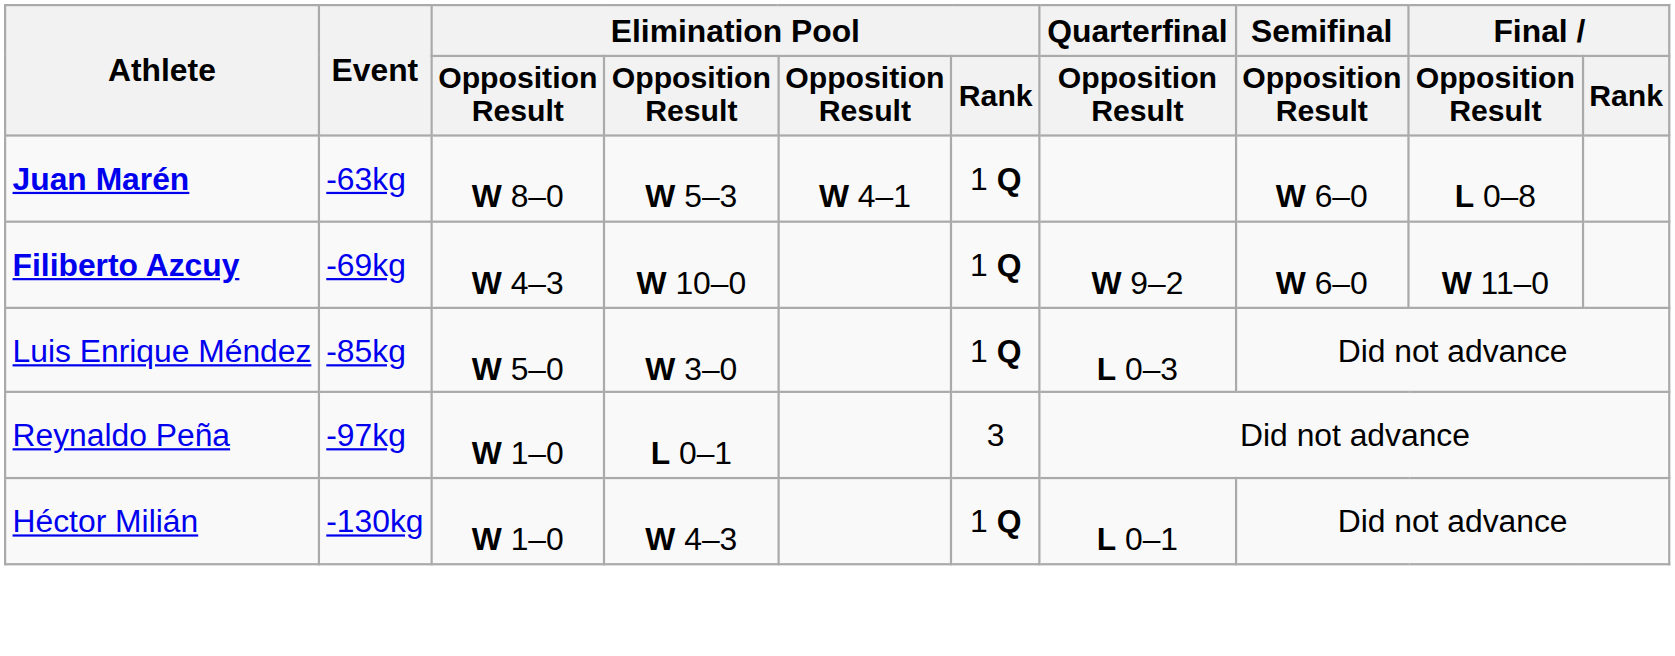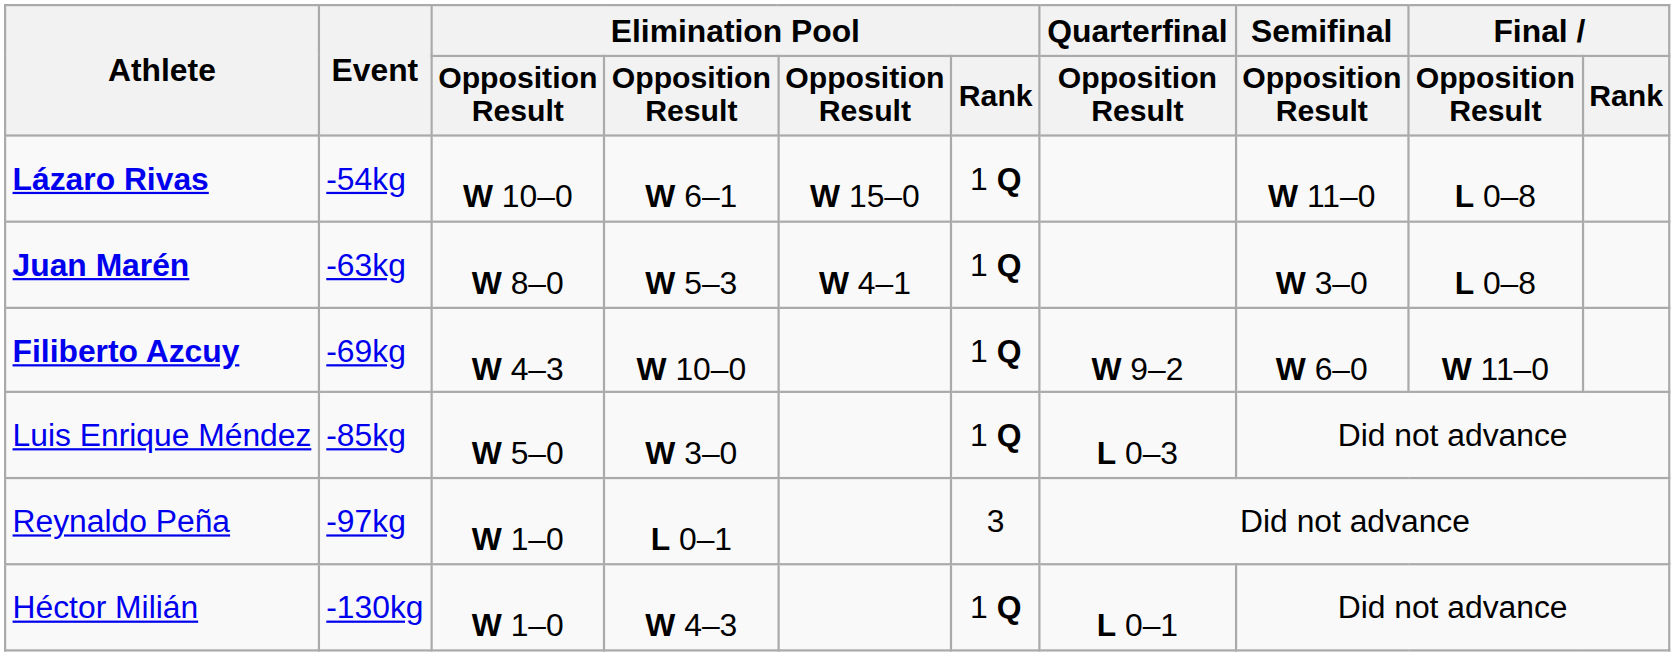+ row: (111, 179)
(1322, 197) W 6–0 -> (1322, 283) W 3–0
